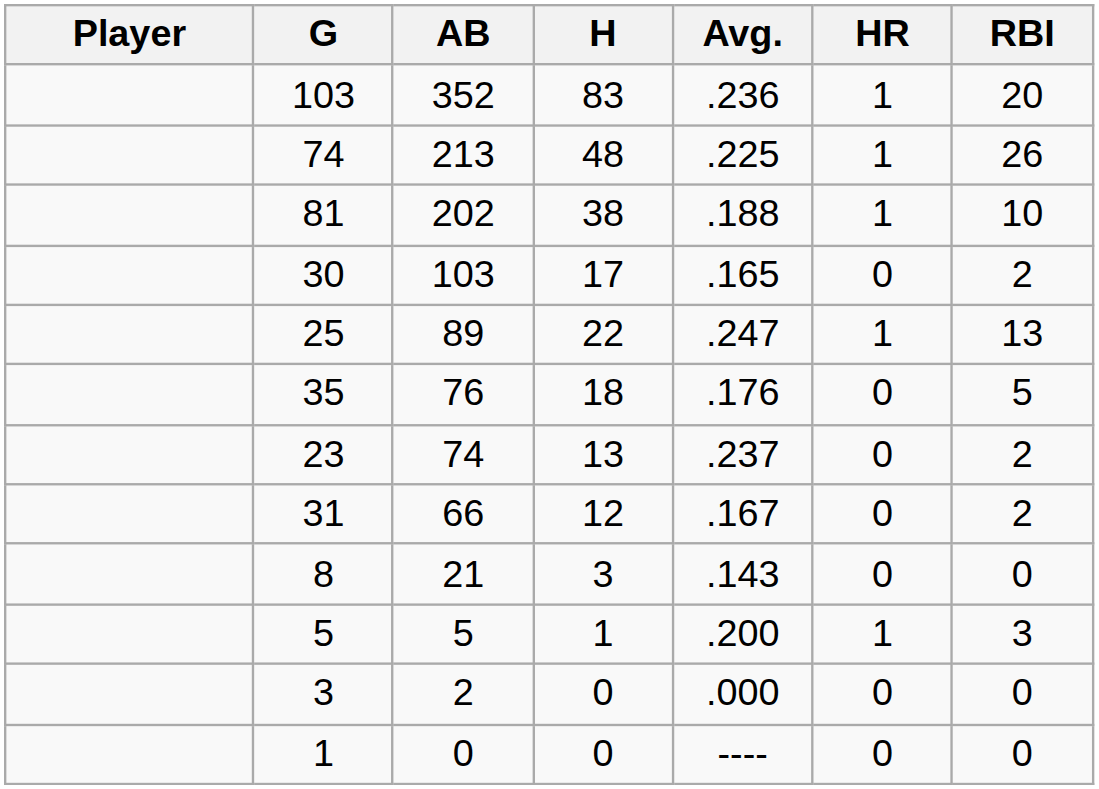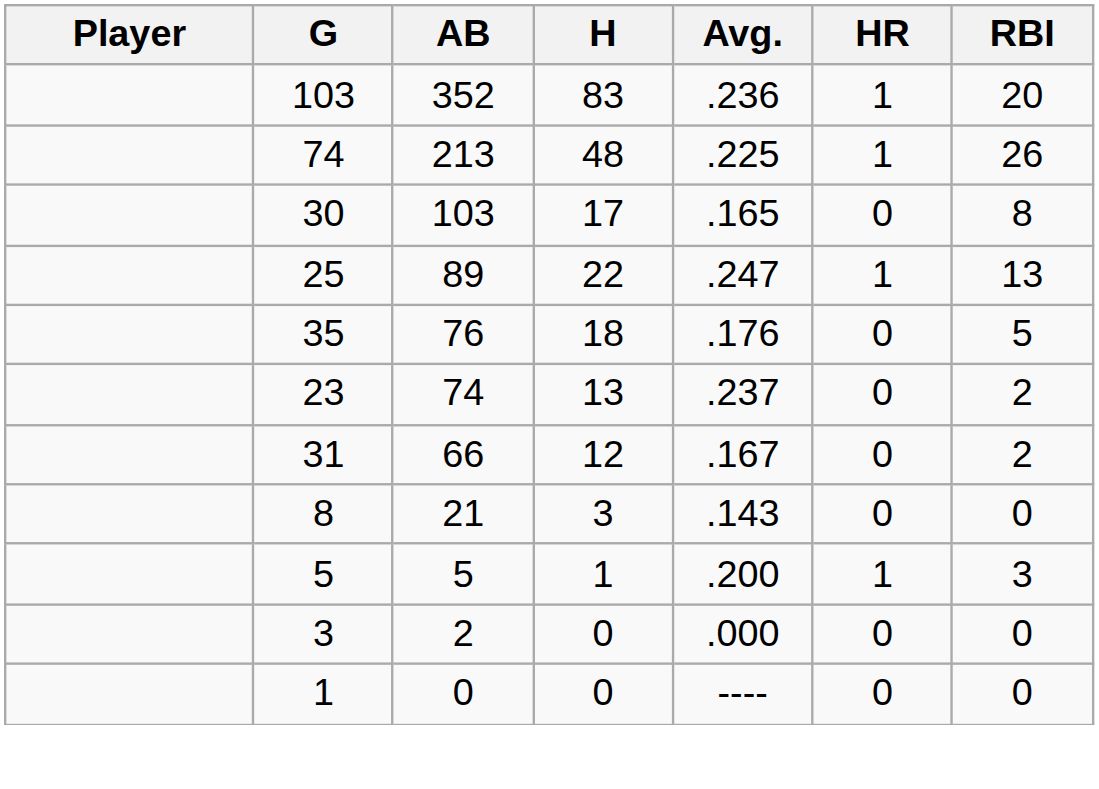- row: (324, 214)
(1022, 273) 2 -> (1022, 214) 8
